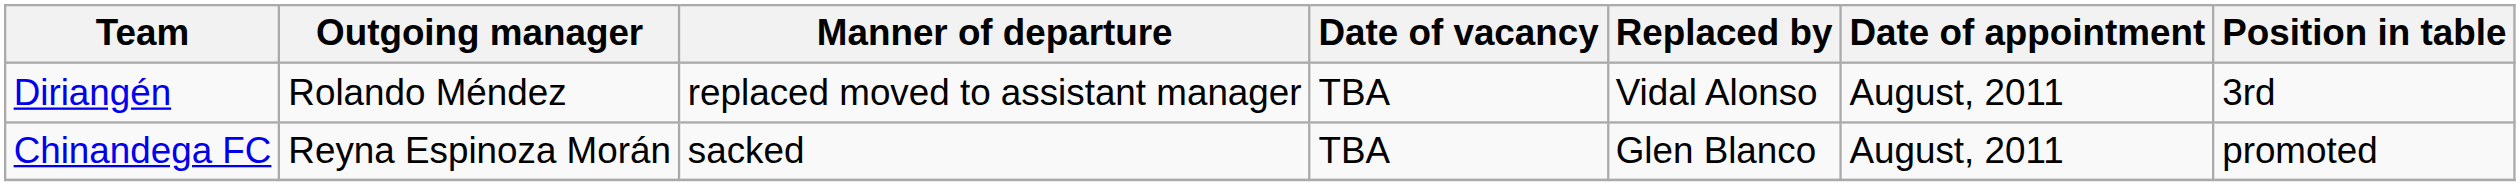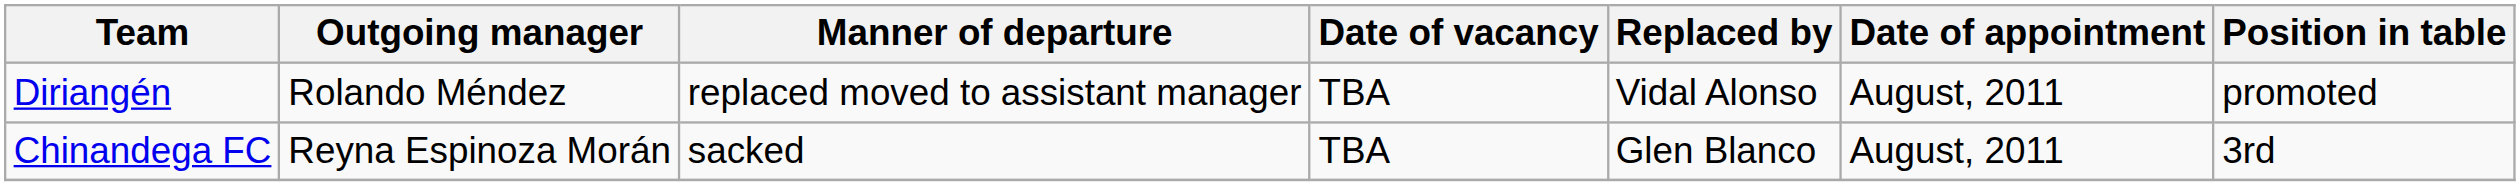(2249, 92) 3rd -> (2300, 92) promoted
(2300, 150) promoted -> (2249, 150) 3rd
